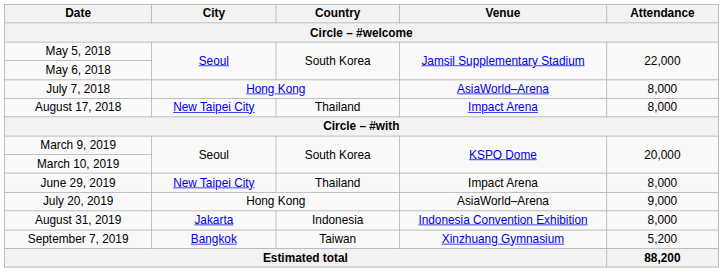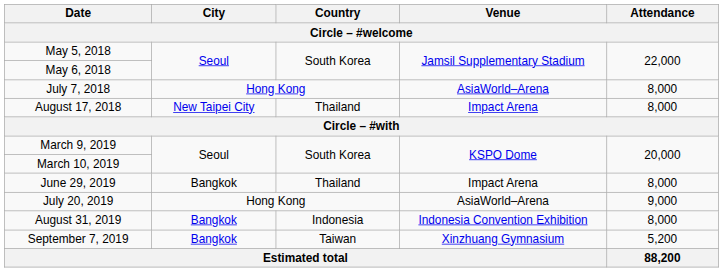(214, 182) New Taipei City -> (214, 182) Bangkok
(214, 220) Jakarta -> (214, 220) Bangkok
